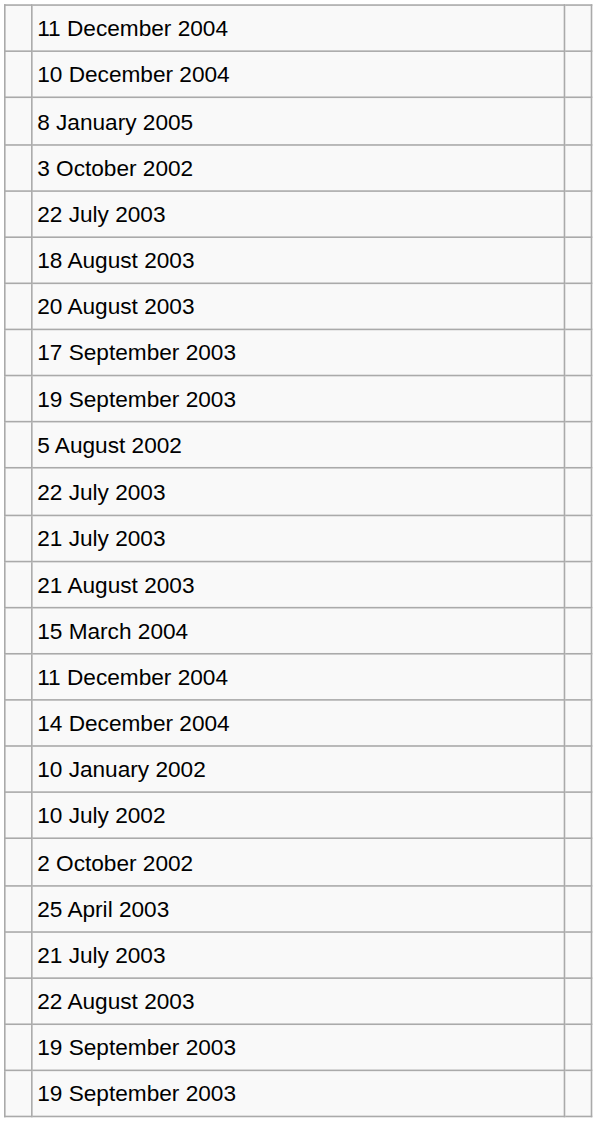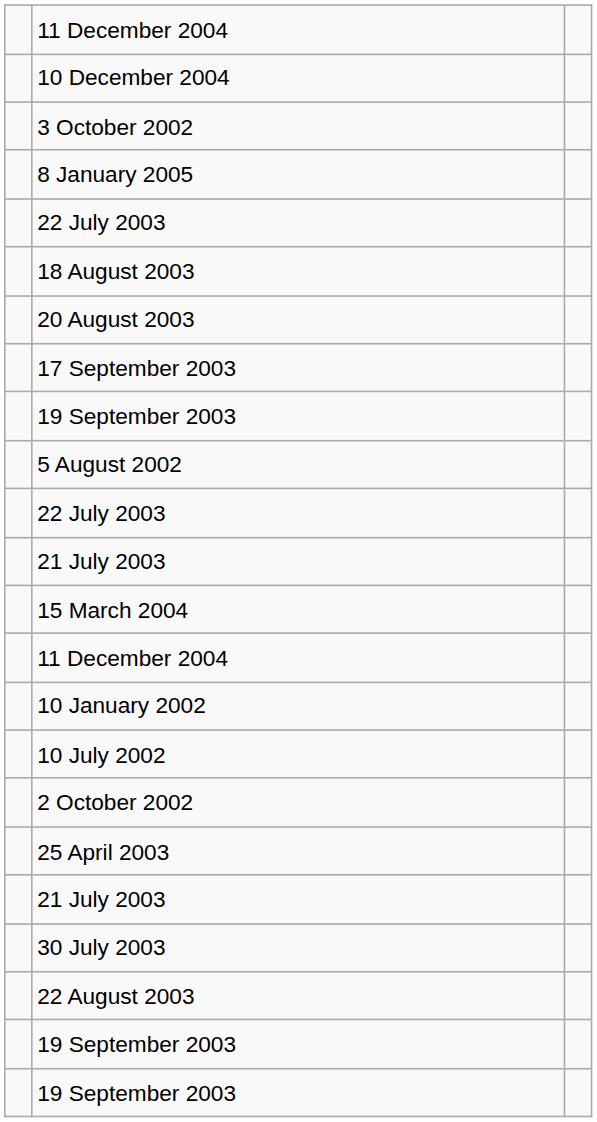rows swapped: (18, 121) <-> (18, 168)
- row: (18, 584)
- row: (18, 723)
+ row: (18, 948)
